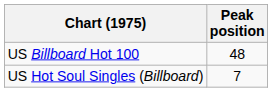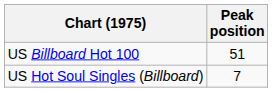(237, 53) 48 -> (237, 53) 51
